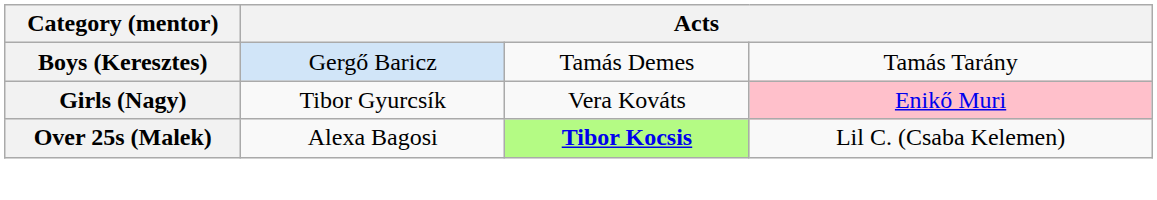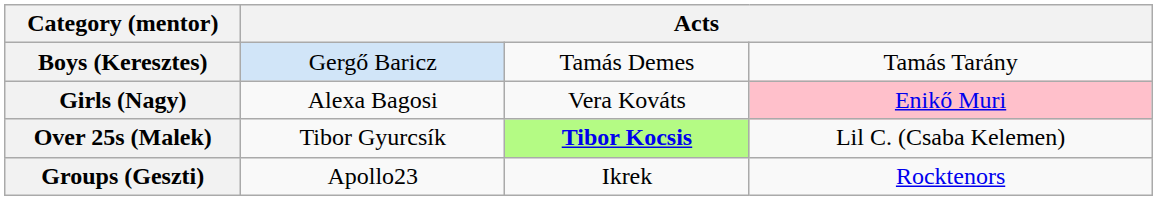(373, 99) Tibor Gyurcsík -> (373, 99) Alexa Bagosi
(373, 137) Alexa Bagosi -> (373, 137) Tibor Gyurcsík
+ row: (123, 175)
